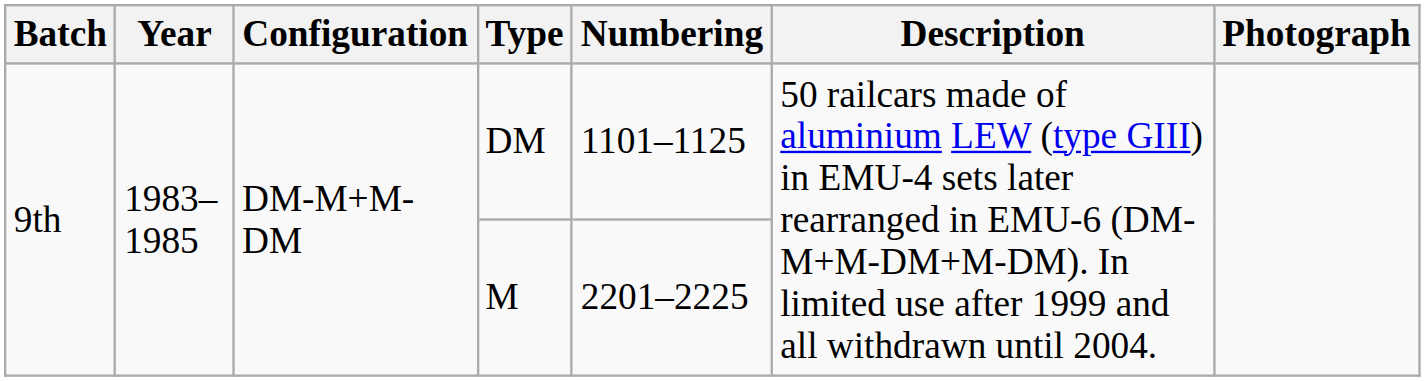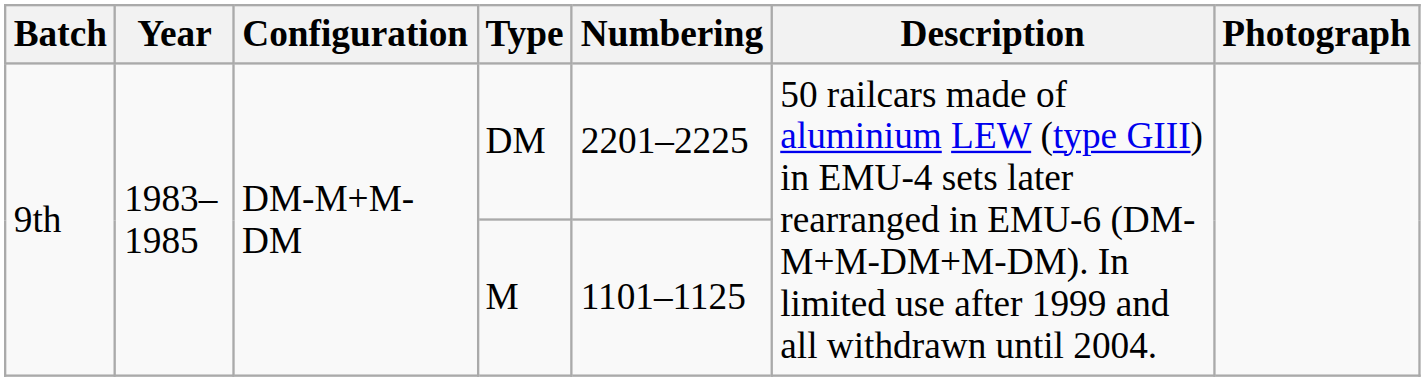(663, 141) 1101–1125 -> (665, 141) 2201–2225
(665, 296) 2201–2225 -> (663, 296) 1101–1125
